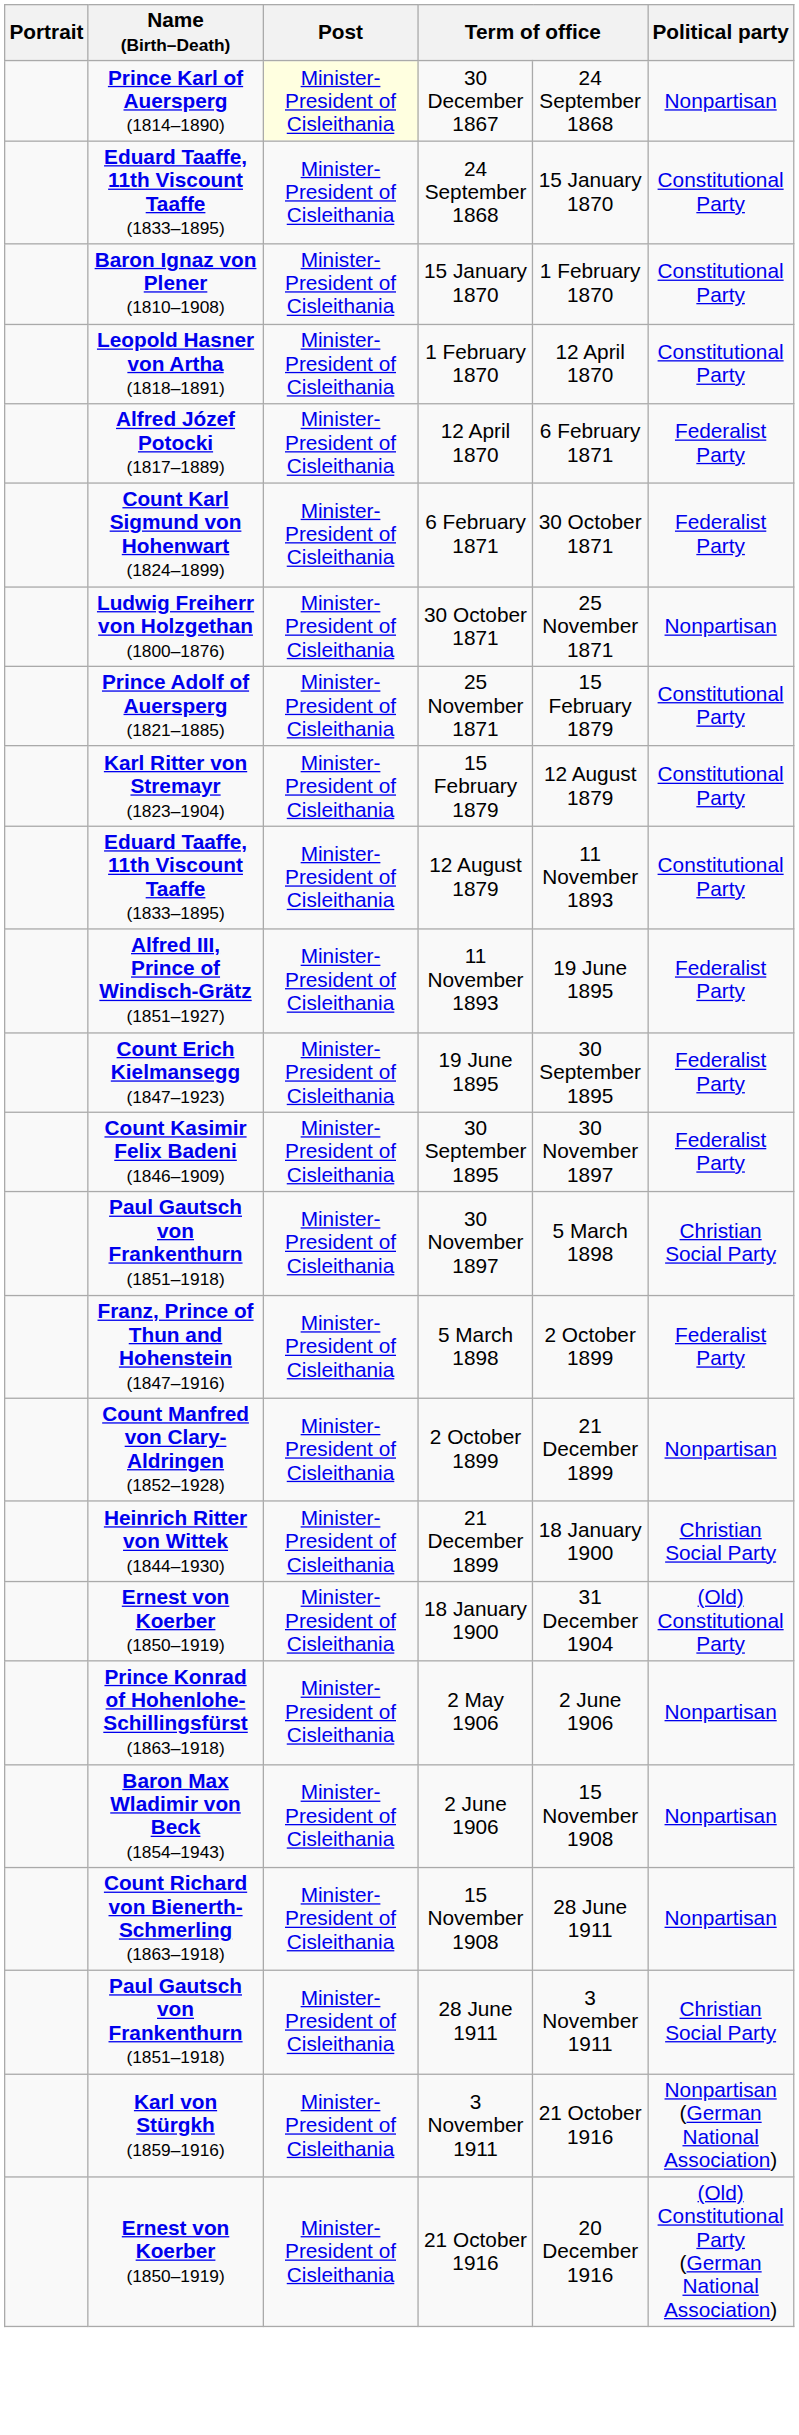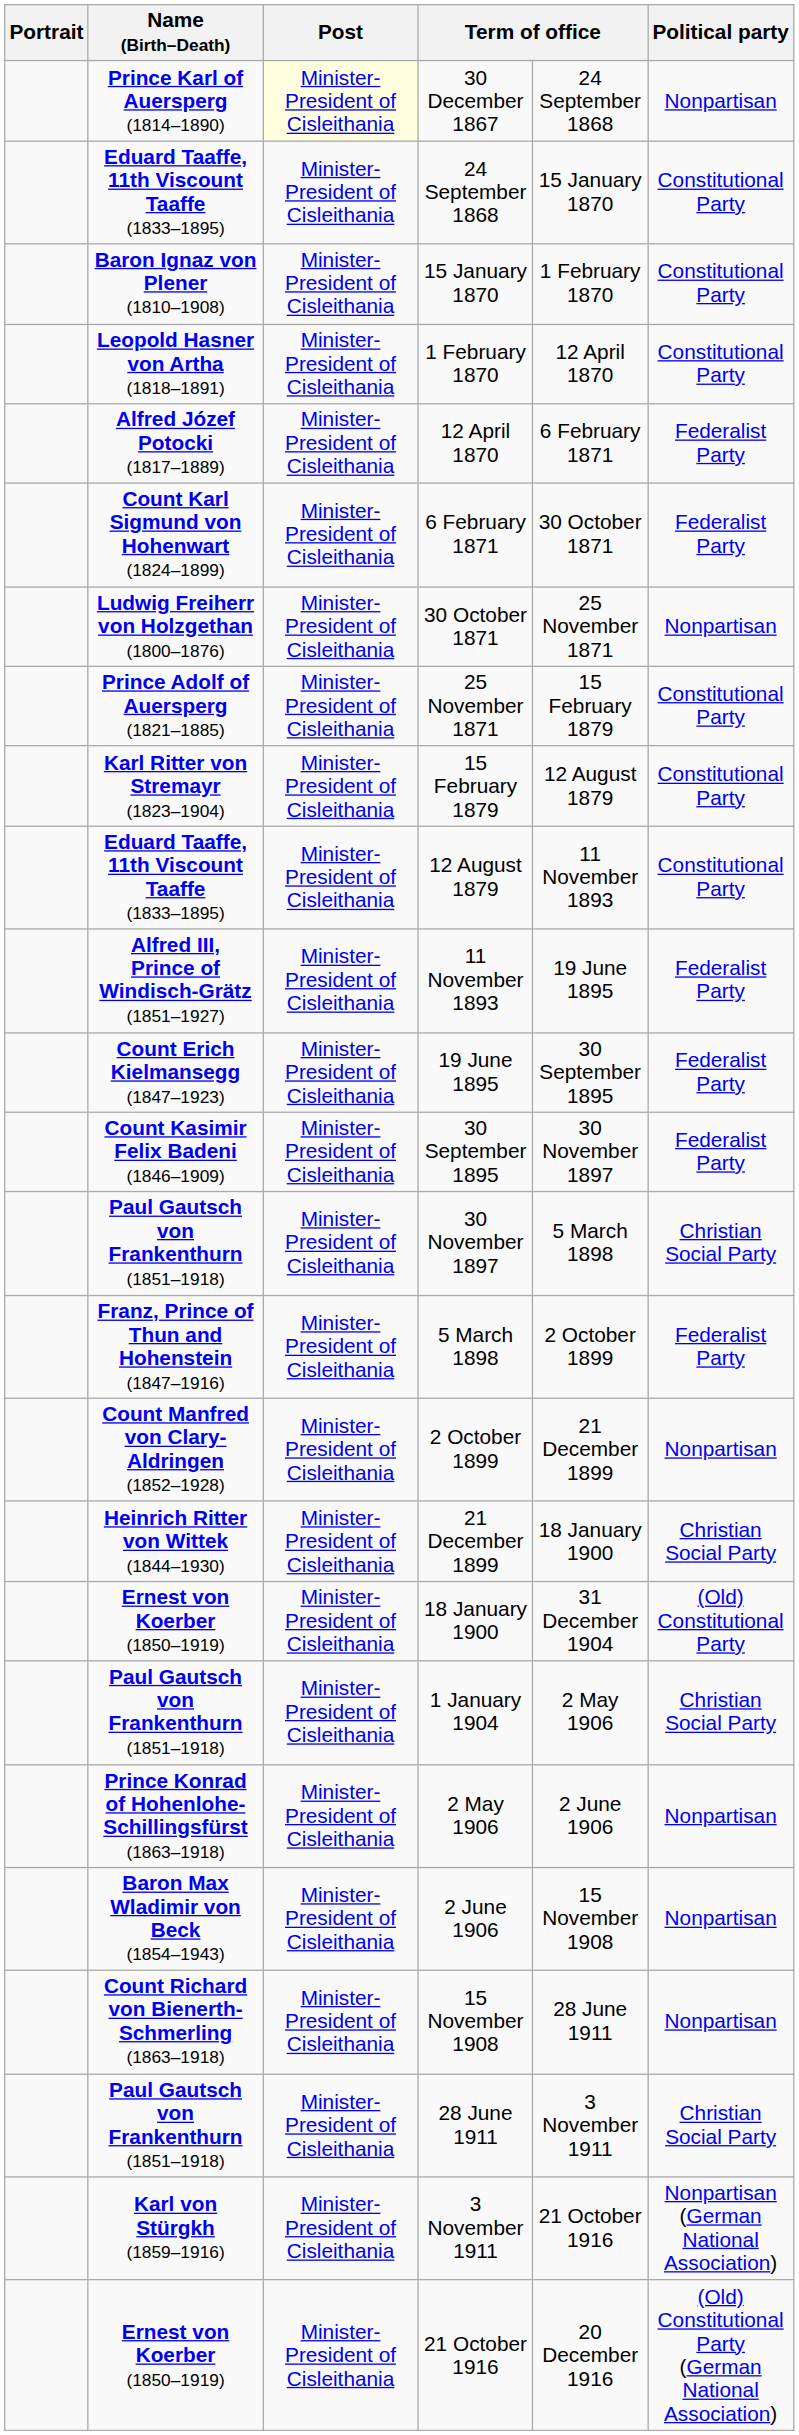+ row: (476, 1712)
